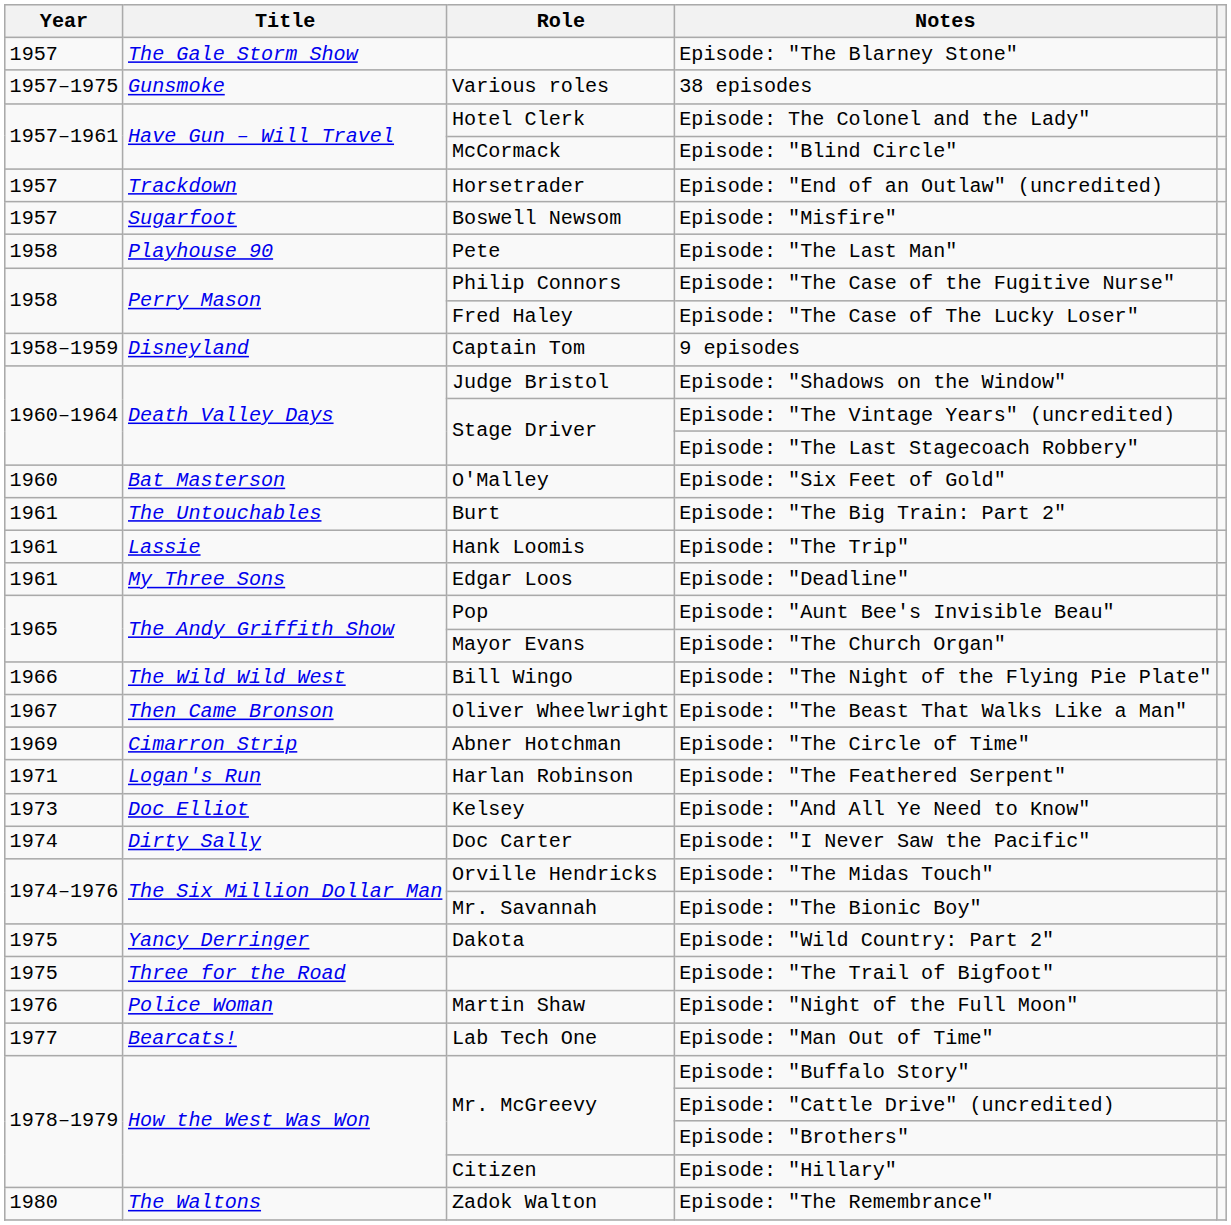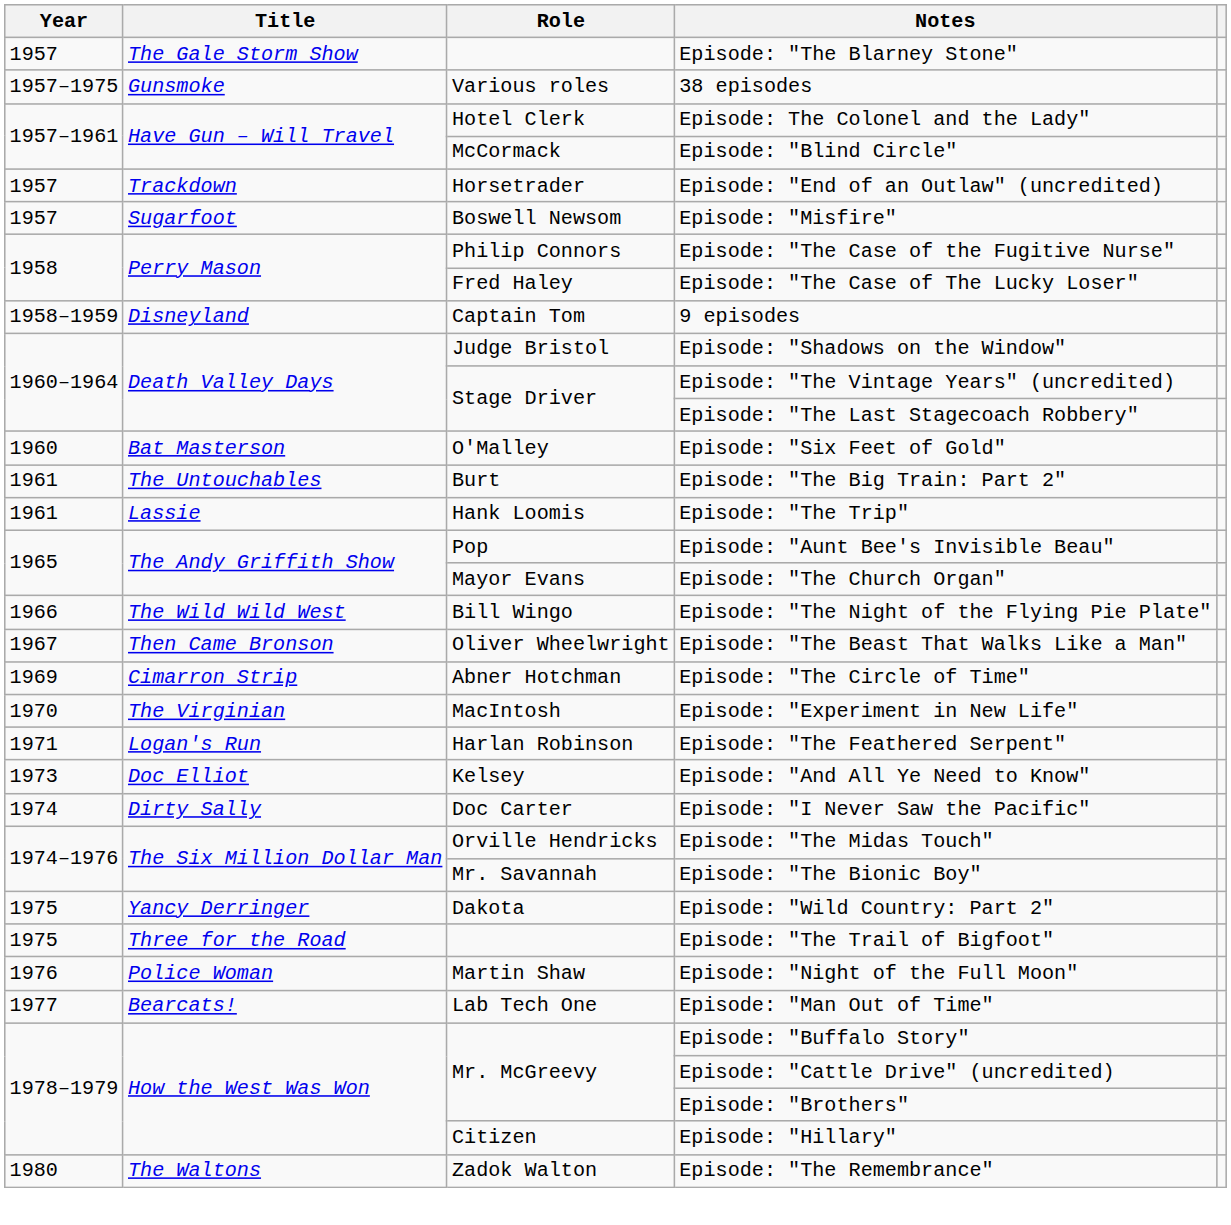- row: (818, 251)
- row: (794, 579)
+ row: (879, 711)
